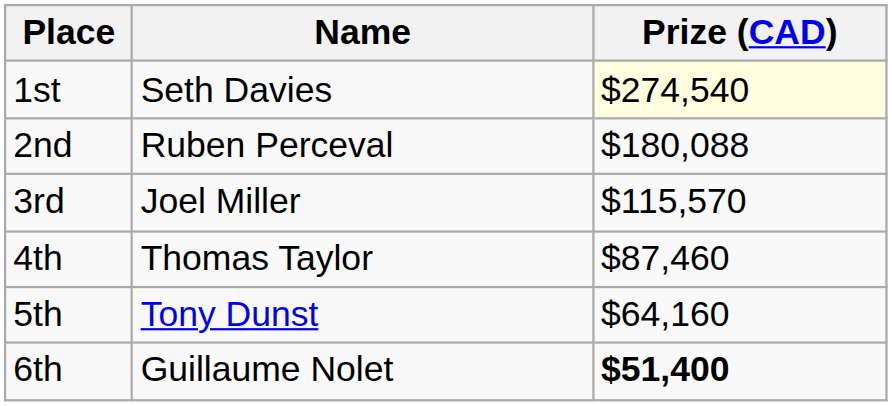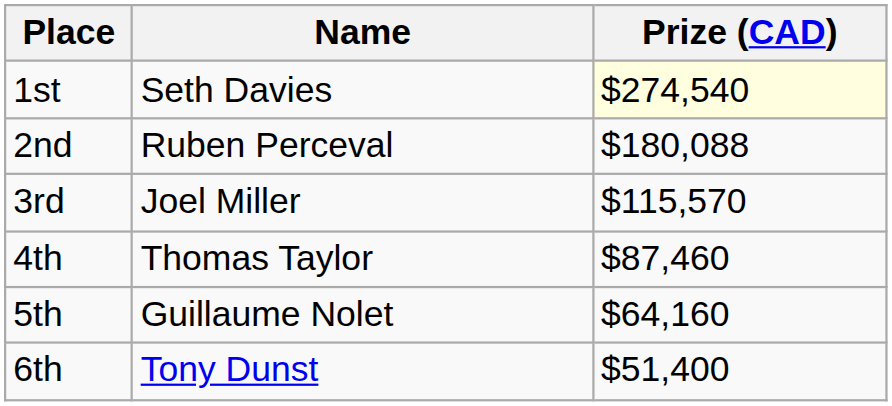(230, 314) Tony Dunst -> (267, 314) Guillaume Nolet
(267, 370) Guillaume Nolet -> (230, 370) Tony Dunst
(665, 370) bold -> (665, 370) normal
